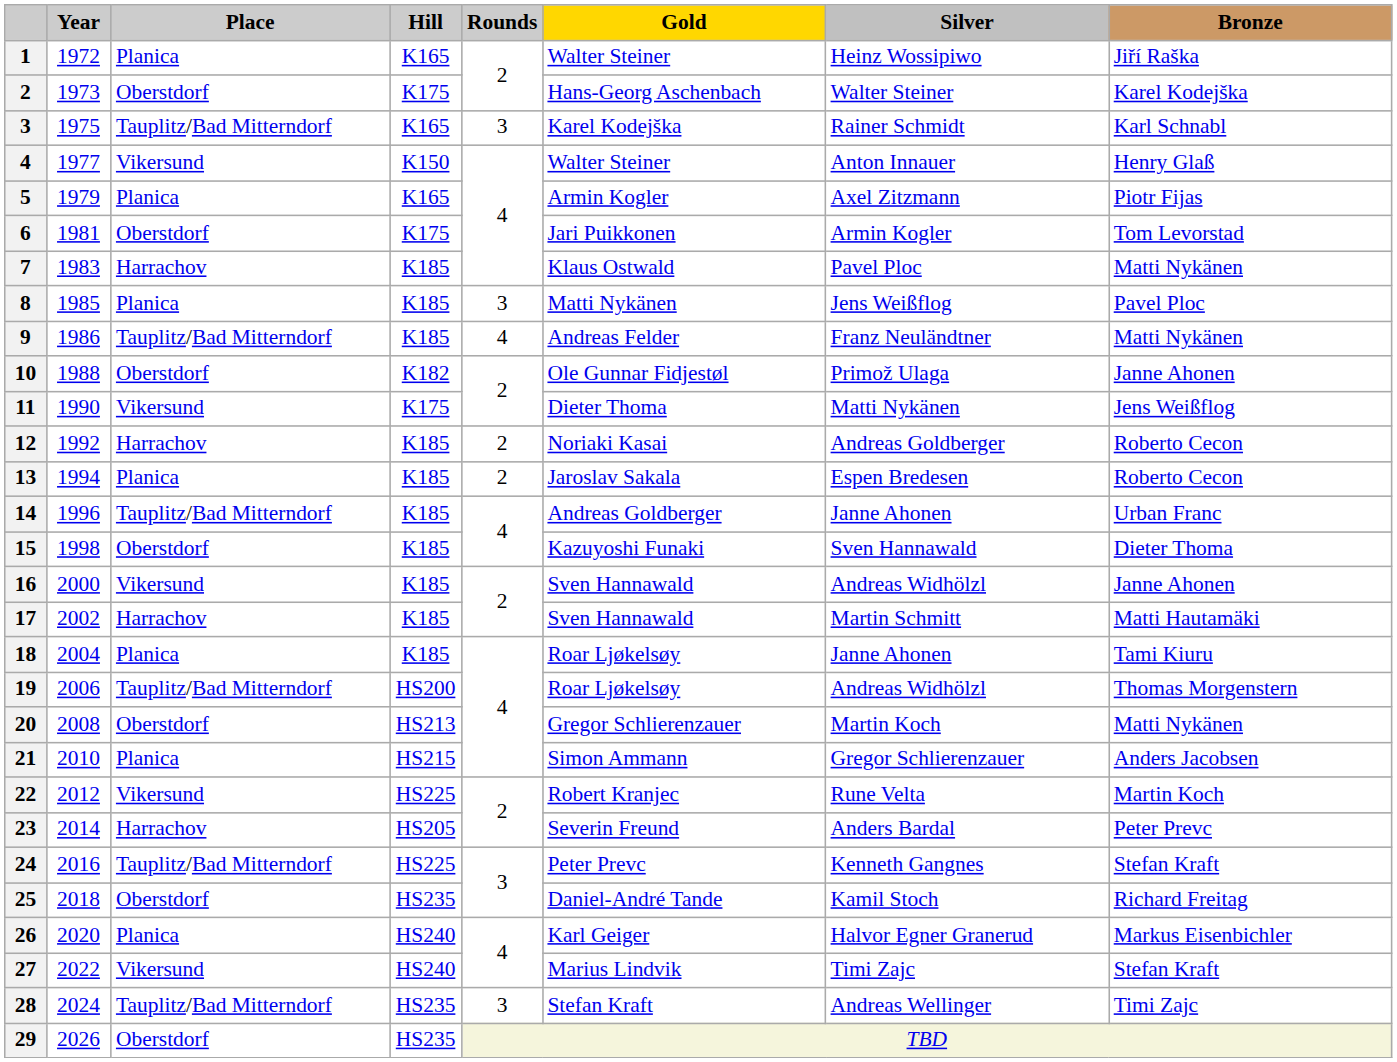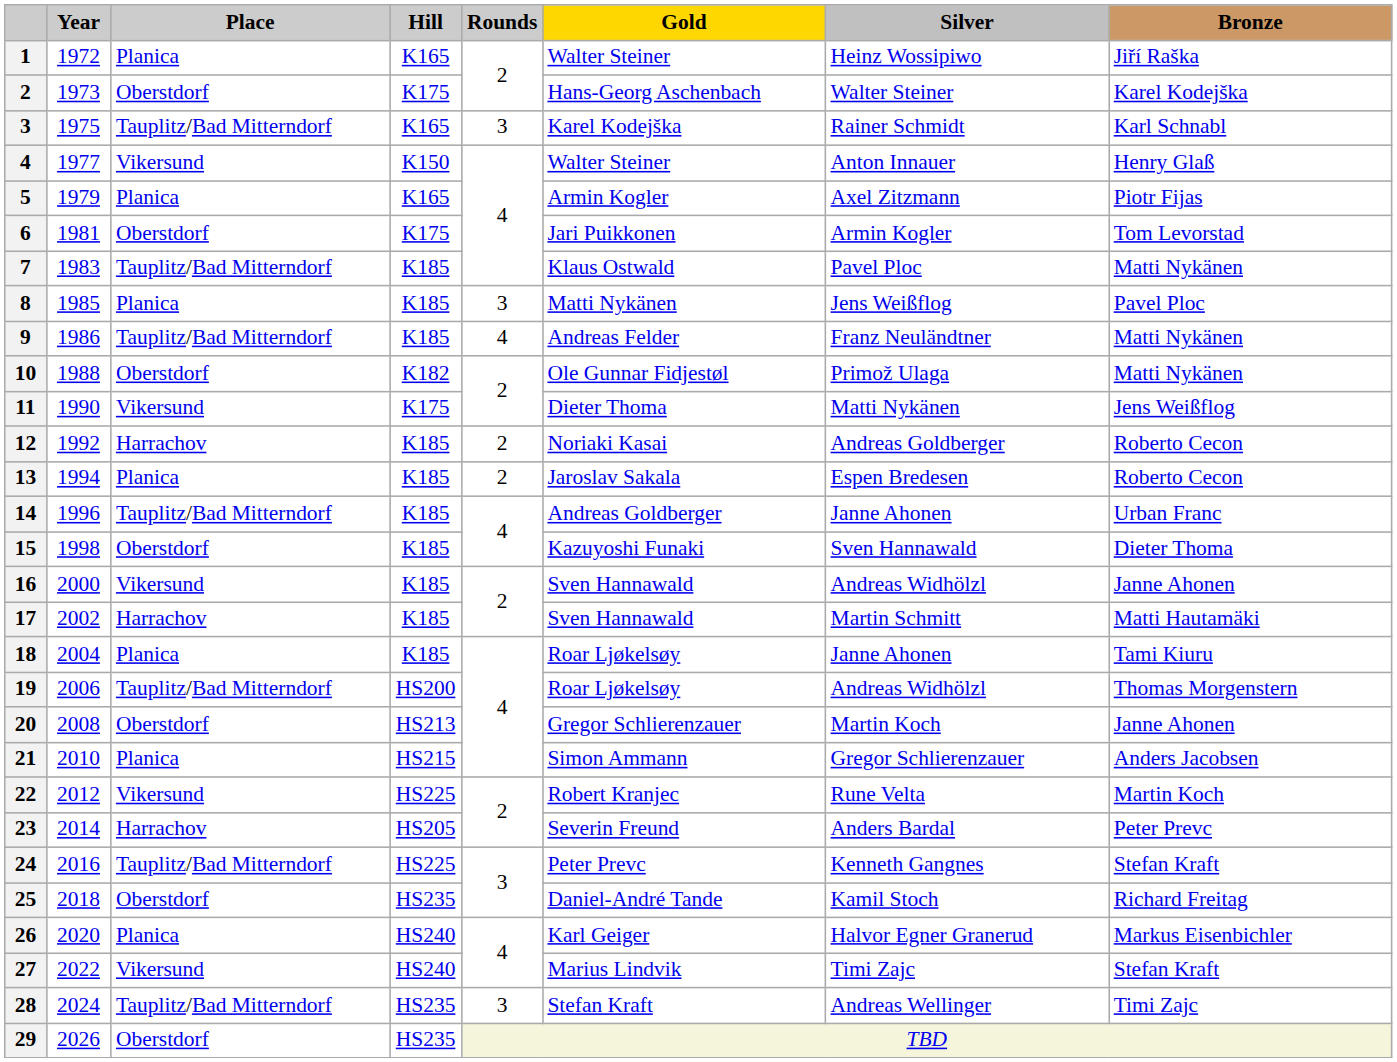(161, 267) Harrachov -> (224, 267) Tauplitz/Bad Mitterndorf
(1174, 372) Janne Ahonen -> (1178, 372) Matti Nykänen
(1178, 723) Matti Nykänen -> (1174, 723) Janne Ahonen
